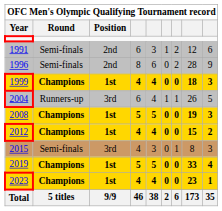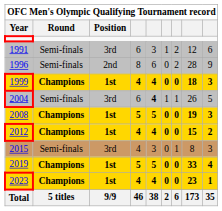(110, 50) 2nd -> (110, 50) 3rd
(62, 99) Runners-up -> (62, 99) Semi-finals
(154, 99) normal -> (154, 99) bold
